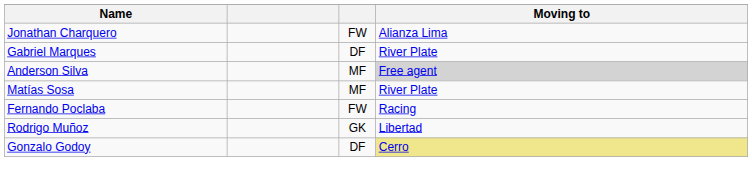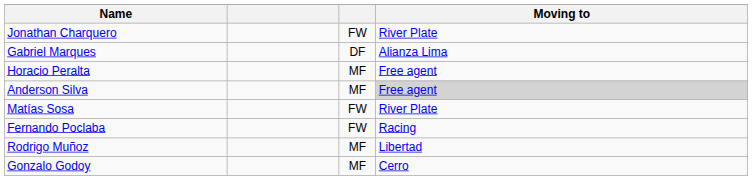(413, 33) Alianza Lima -> (408, 33) River Plate
(408, 52) River Plate -> (413, 52) Alianza Lima
+ row: (48, 71)
(357, 90) MF -> (357, 109) FW
(357, 128) GK -> (357, 147) MF
(357, 147) DF -> (357, 166) MF
(394, 147) khaki background -> (394, 166) no background
